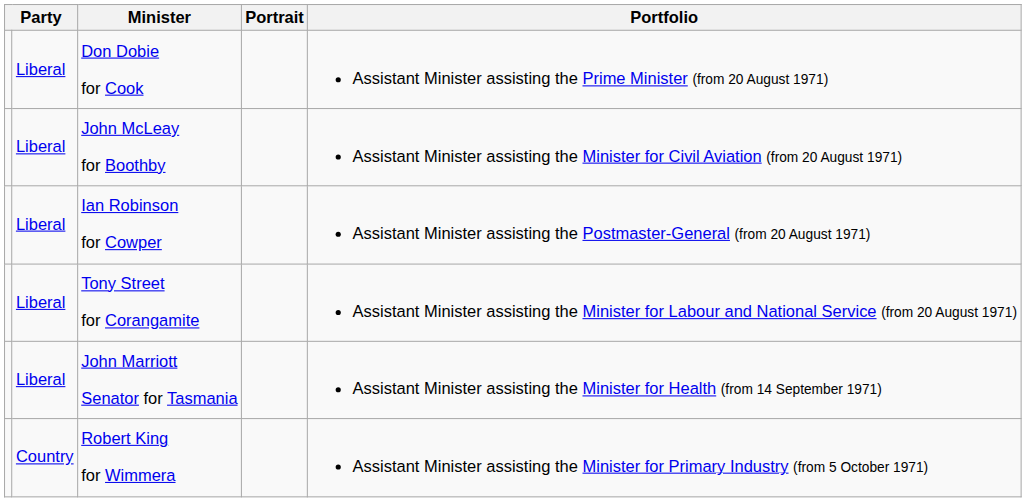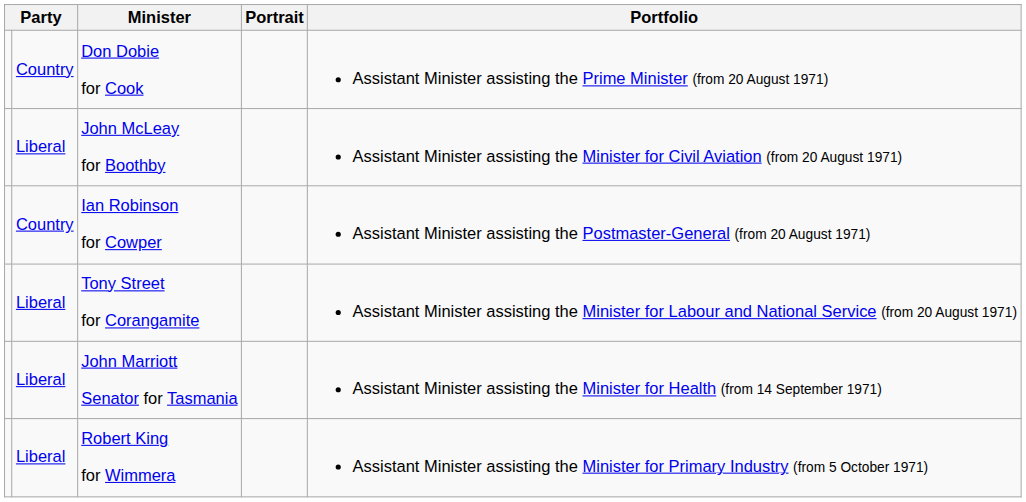(41, 69) Liberal -> (45, 69) Country
(41, 224) Liberal -> (45, 224) Country
(45, 457) Country -> (41, 457) Liberal
